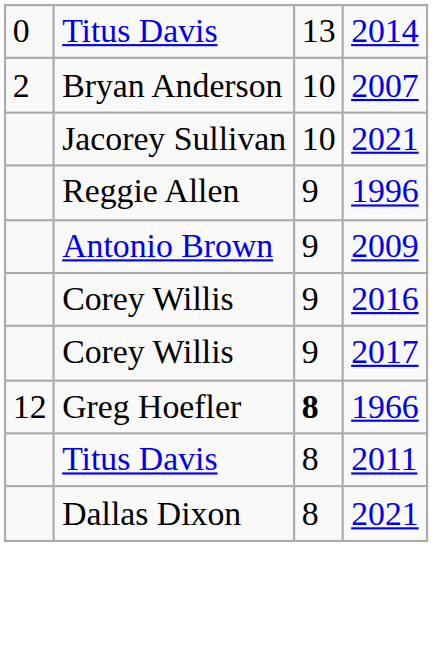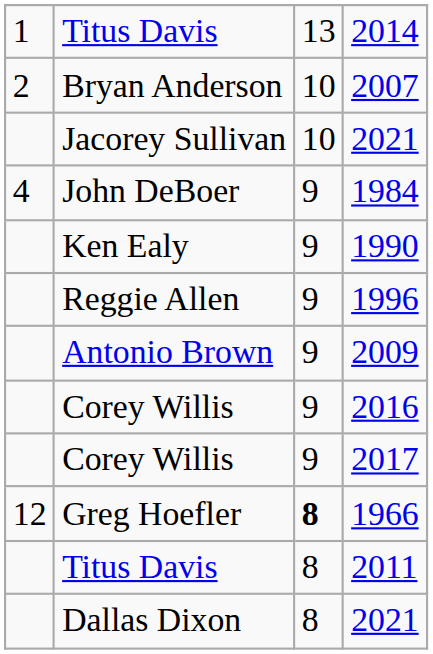(21, 31) 0 -> (21, 31) 1
+ row: (151, 191)
+ row: (125, 245)
